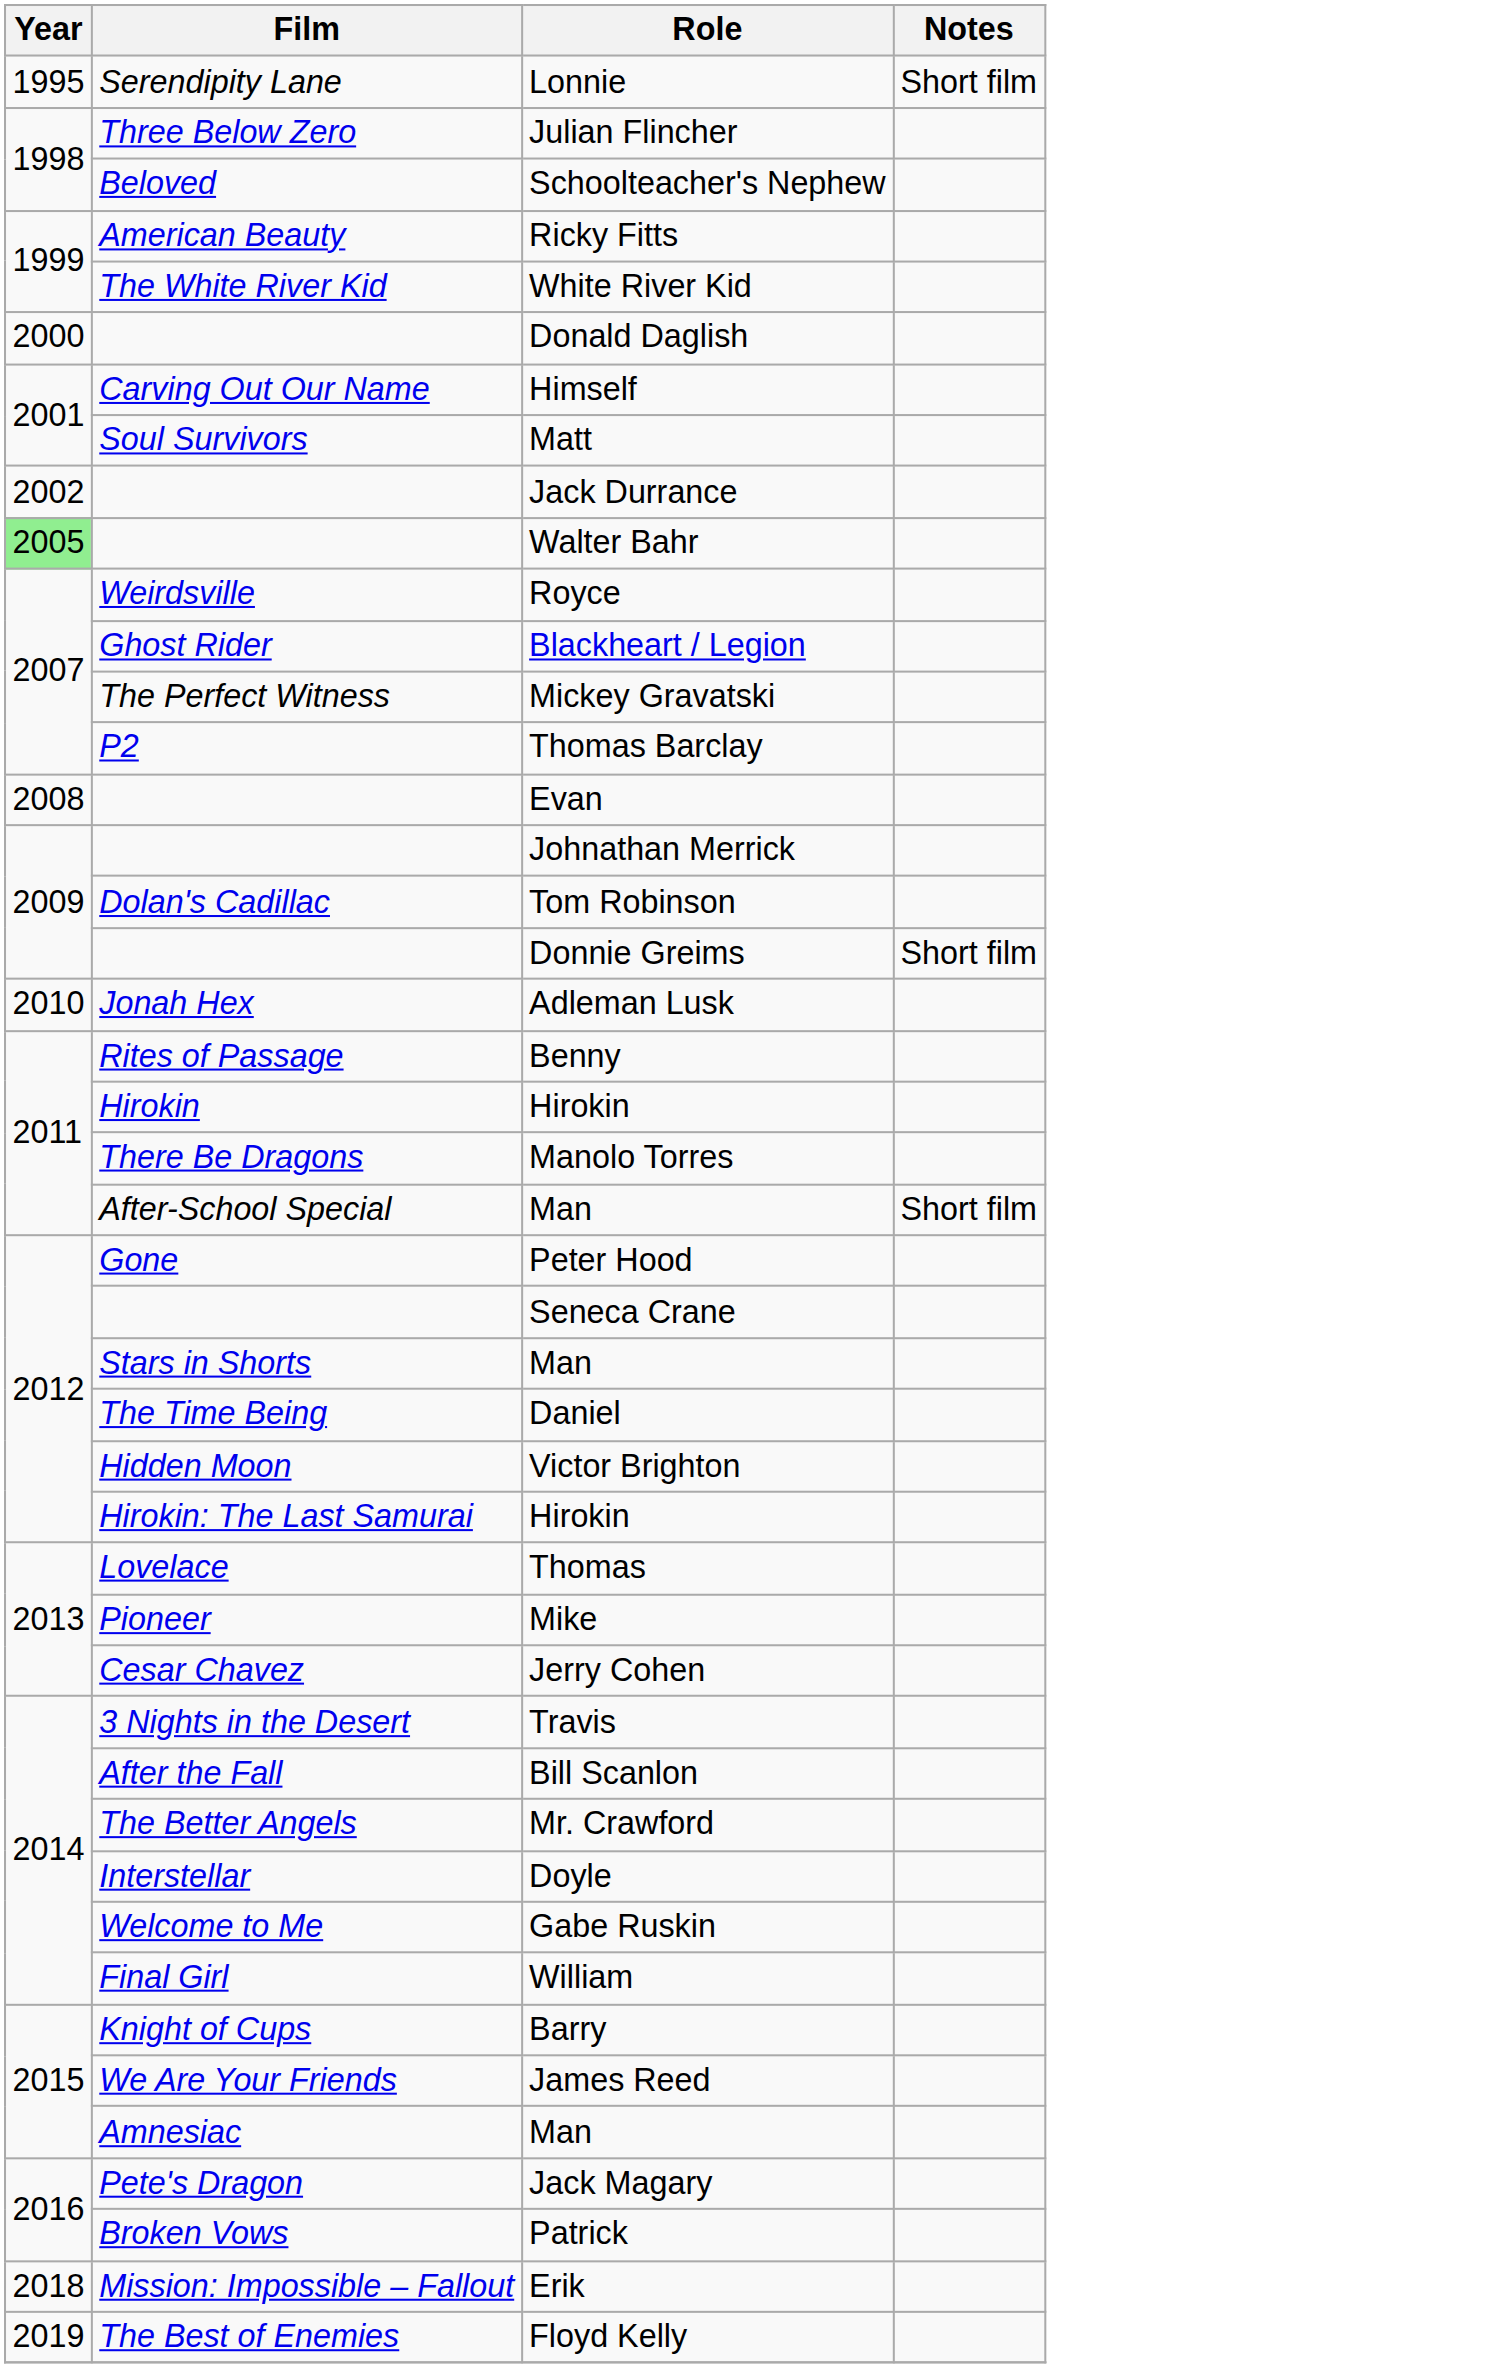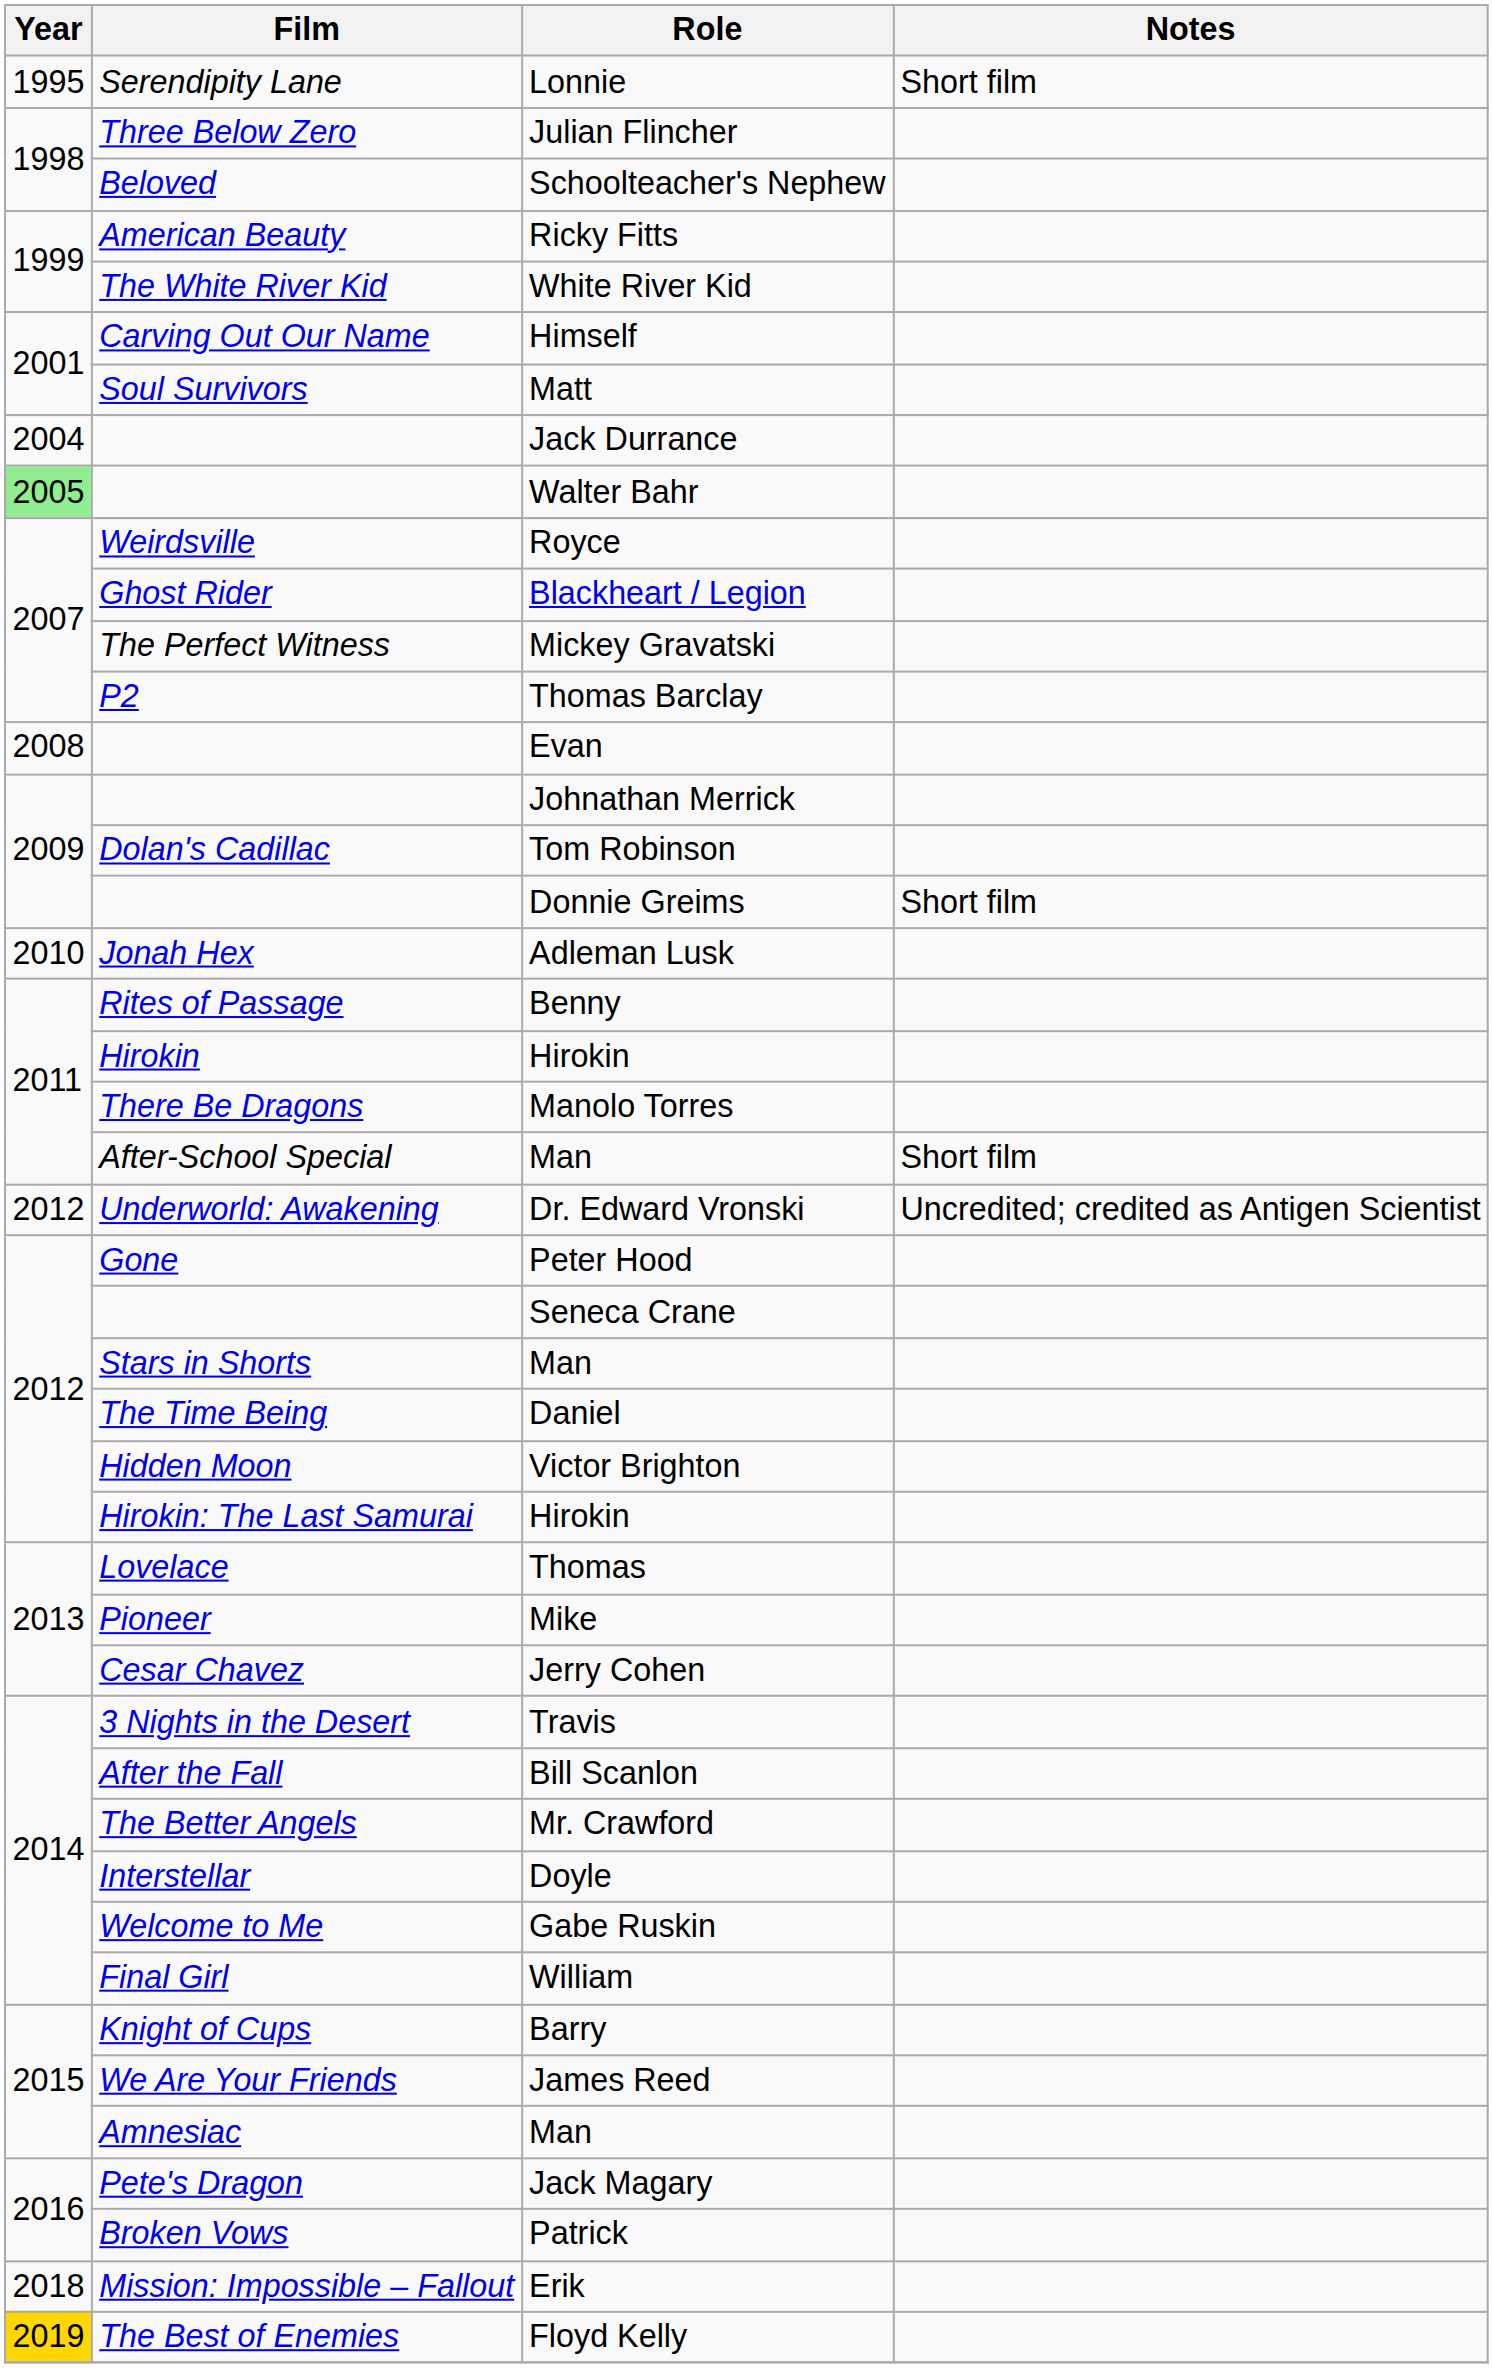- row: (307, 338)
(48, 491) 2002 -> (48, 440) 2004
+ row: (269, 1209)
(48, 2336) no background -> (48, 2336) gold background
